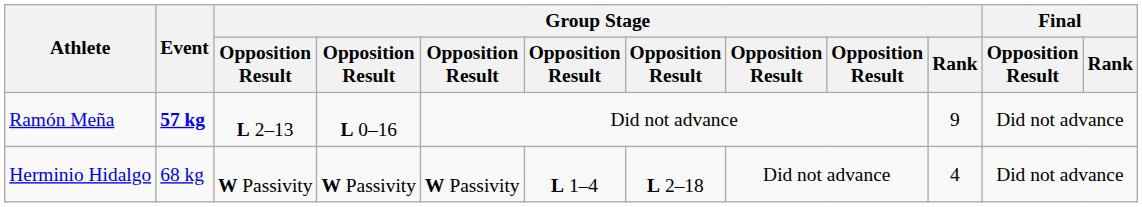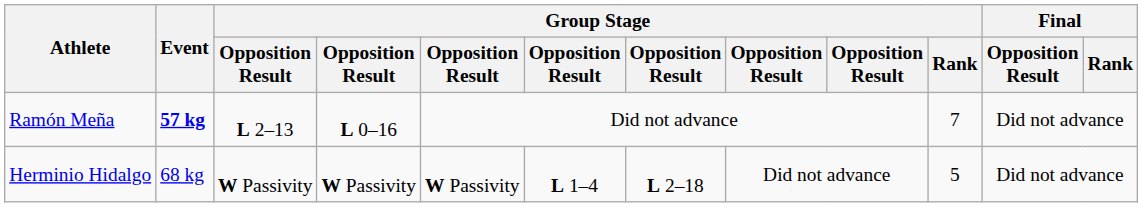(955, 119) 9 -> (955, 119) 7
(955, 174) 4 -> (955, 174) 5
